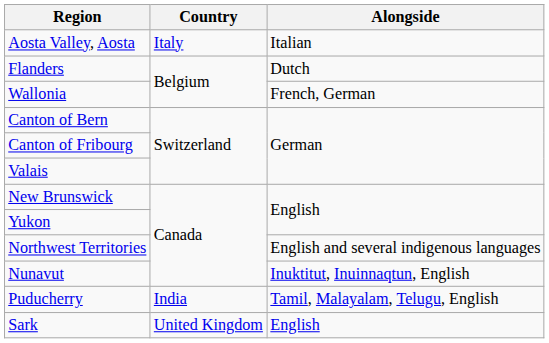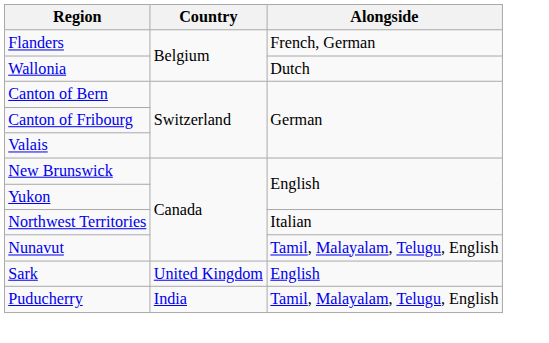- row: (72, 42)
(290, 68) Dutch -> (323, 42) French, German
(323, 94) French, German -> (290, 68) Dutch
(405, 247) English and several indigenous languages -> (291, 222) Italian
(370, 273) Inuktitut, Inuinnaqtun, English -> (384, 247) Tamil, Malayalam, Telugu, English
rows swapped: (45, 299) <-> (23, 324)
